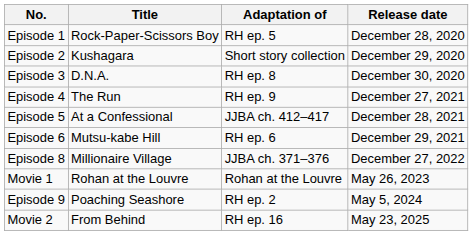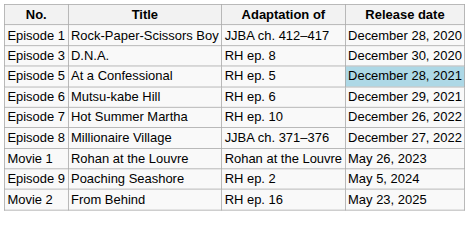(250, 35) RH ep. 5 -> (277, 35) JJBA ch. 412–417
- row: (36, 55)
- row: (36, 96)
(277, 117) JJBA ch. 412–417 -> (250, 76) RH ep. 5
(408, 117) no background -> (405, 76) lightblue background
+ row: (36, 117)
